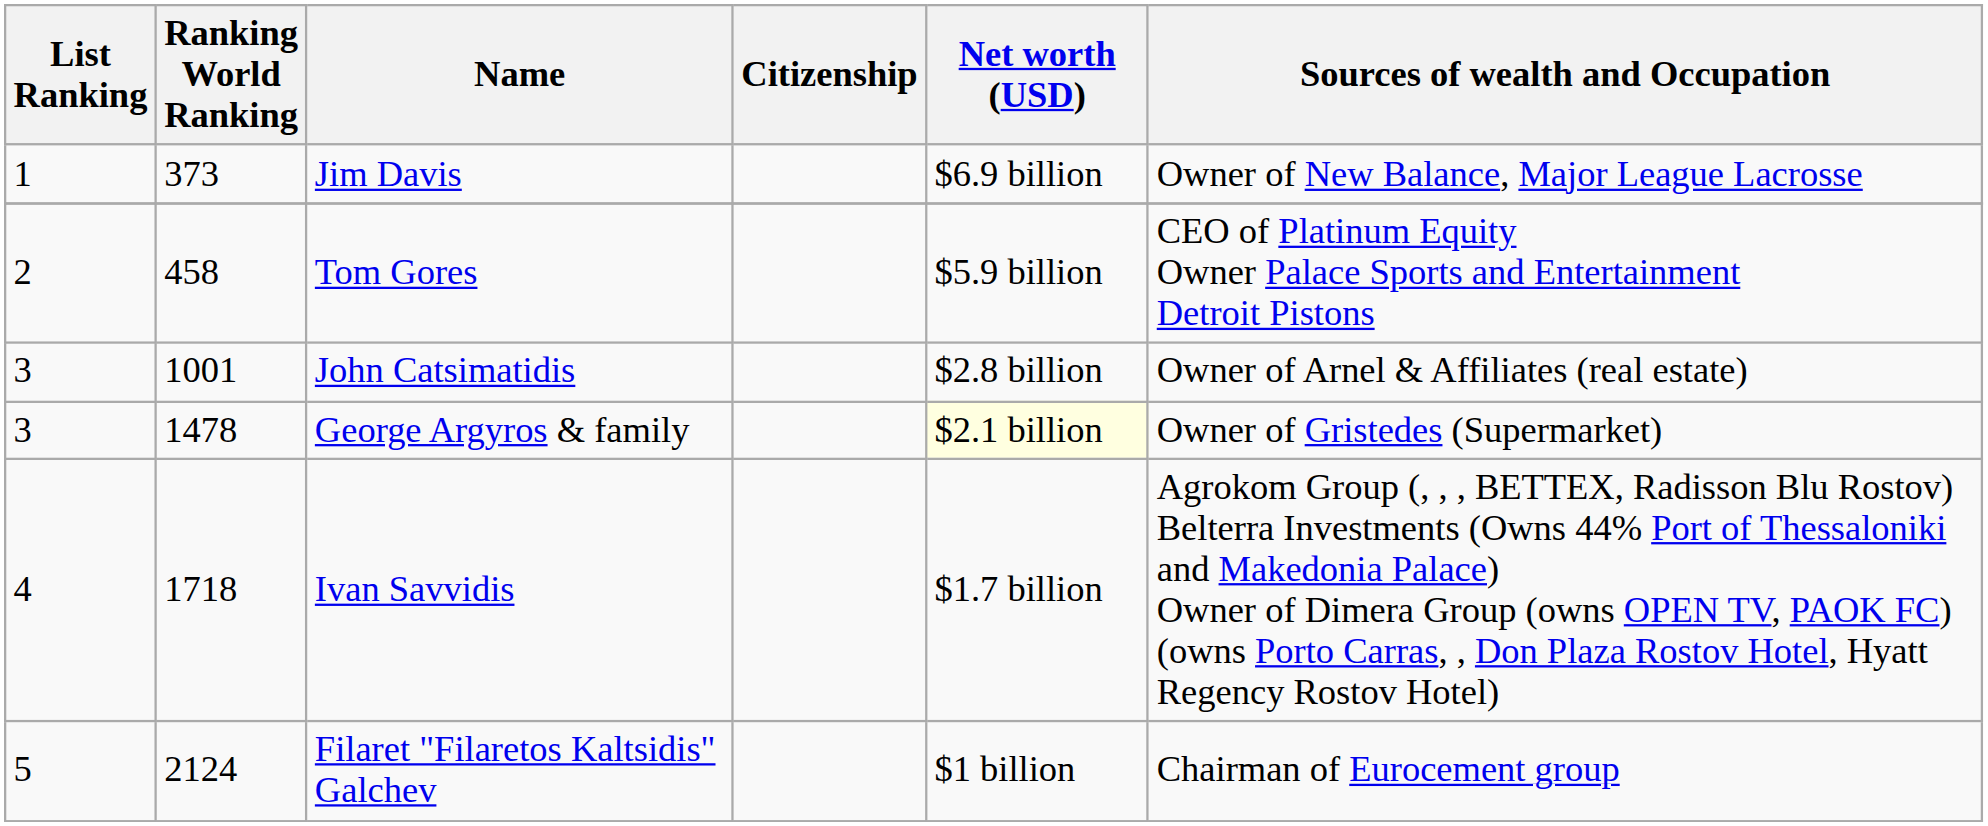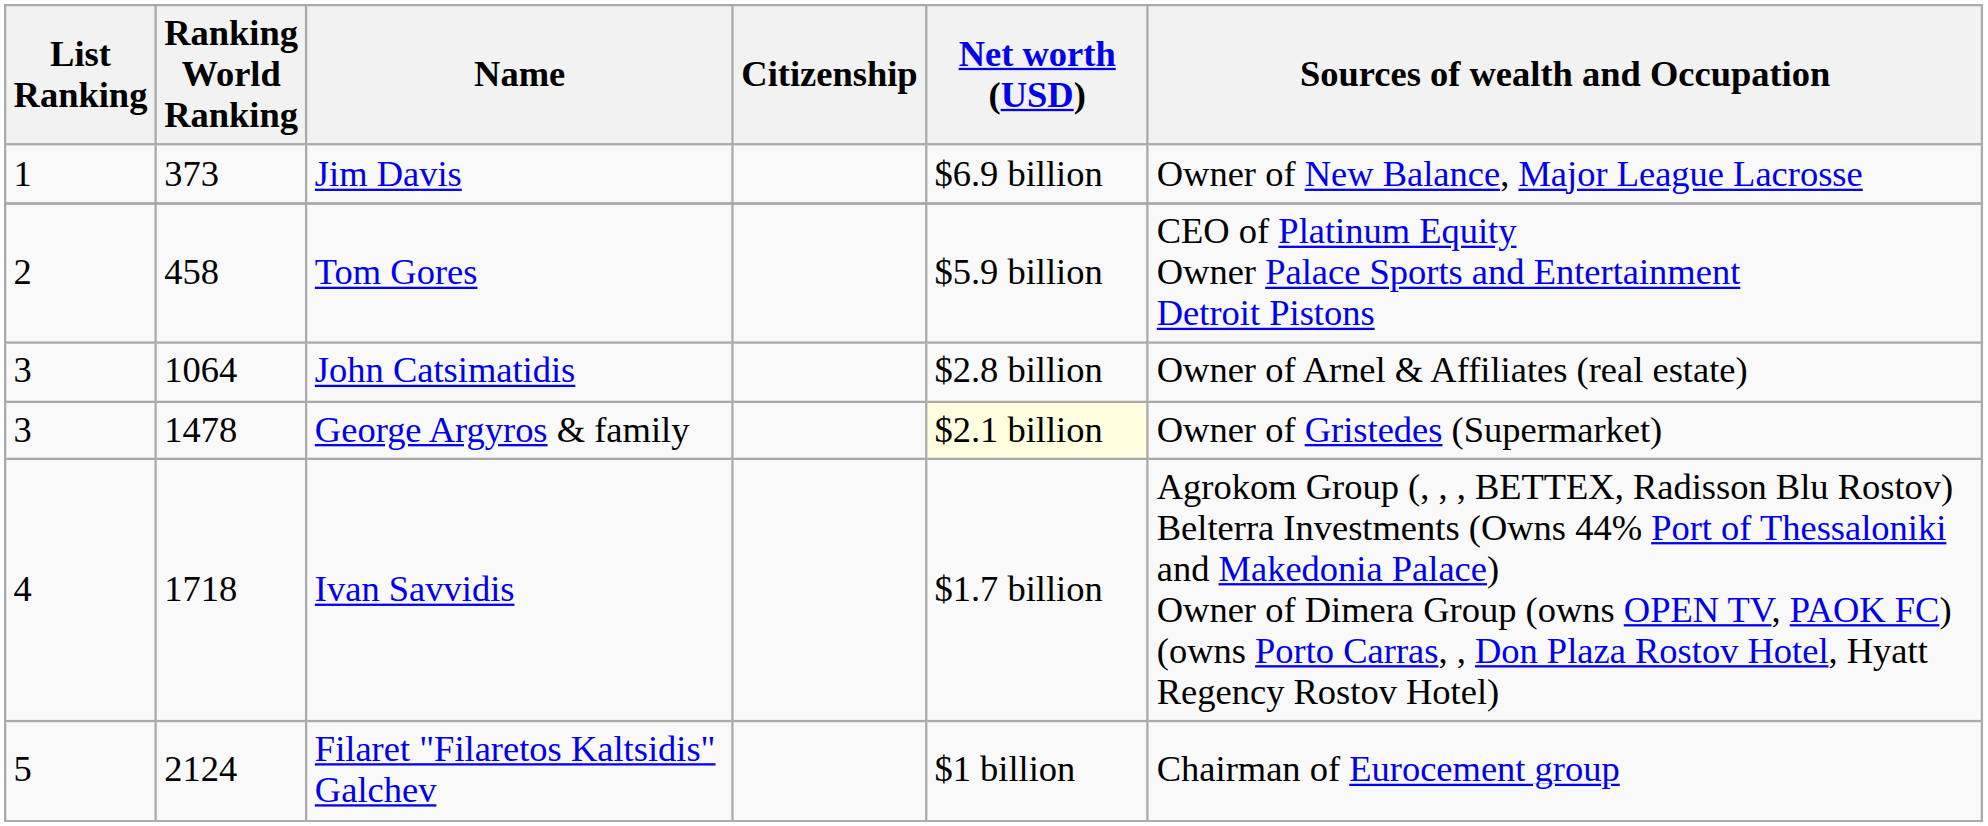(201, 371) 1001 -> (201, 371) 1064
